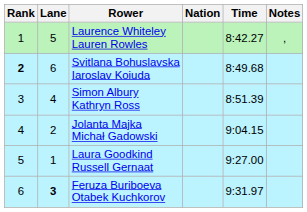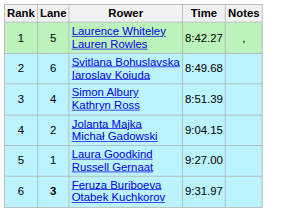- column: (203, 13)
(21, 68) bold -> (21, 68) normal
